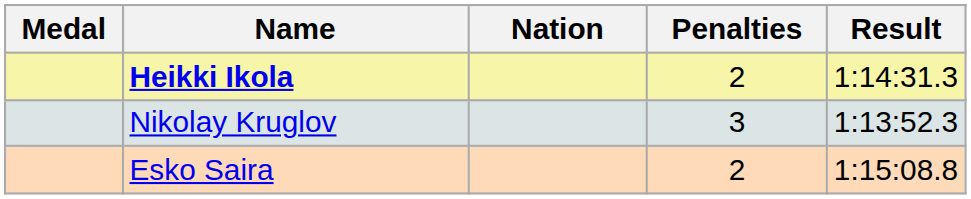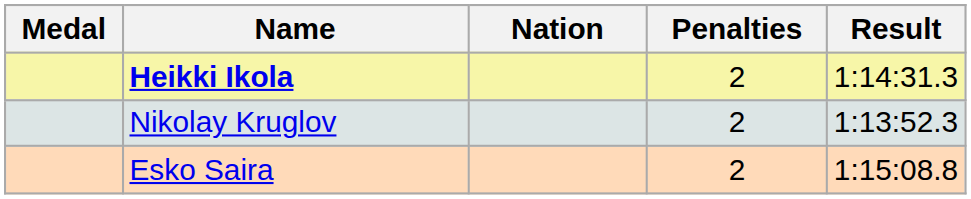(737, 123) 3 -> (737, 123) 2
